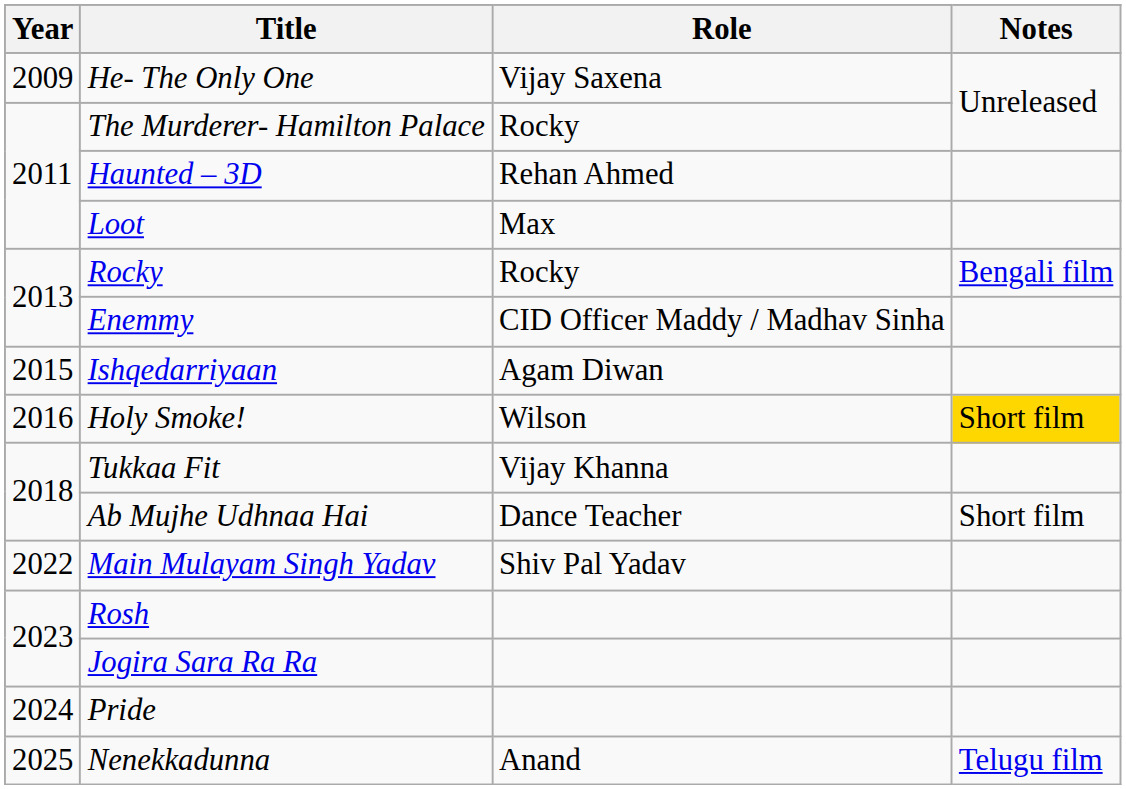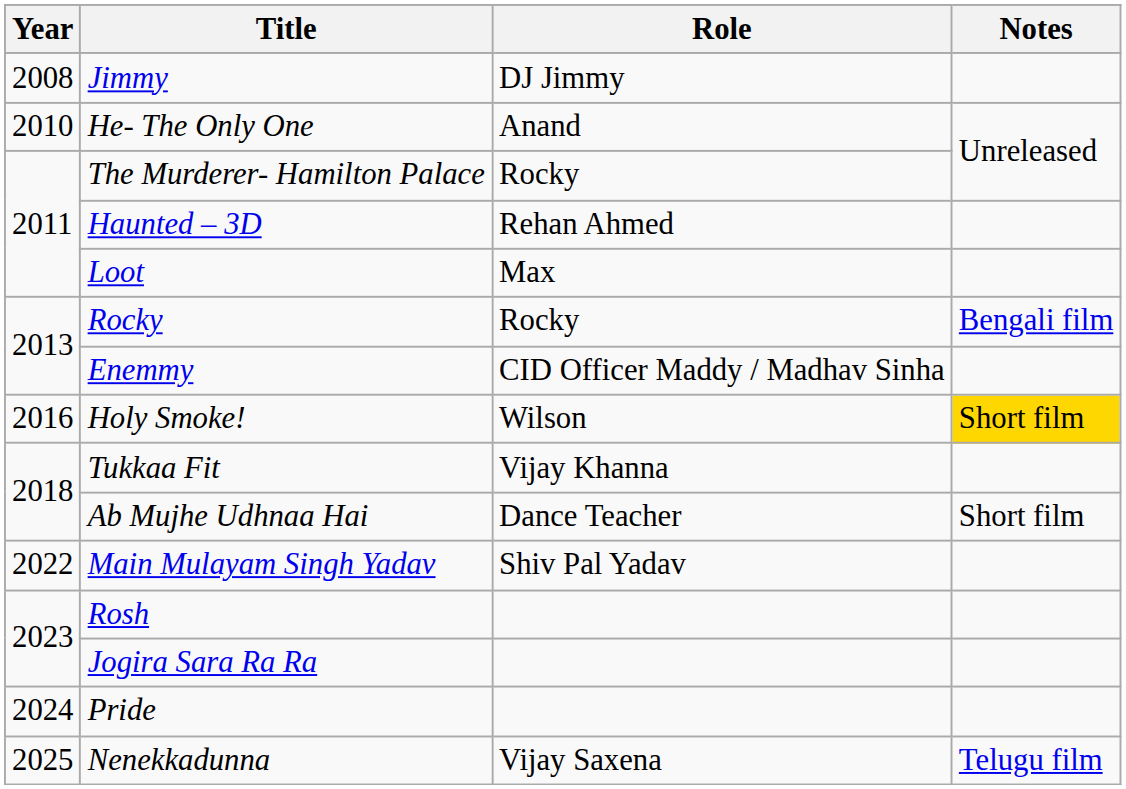+ row: (128, 77)
(43, 77) 2009 -> (43, 126) 2010
(580, 77) Vijay Saxena -> (540, 126) Anand
- row: (182, 369)
(540, 759) Anand -> (580, 759) Vijay Saxena
